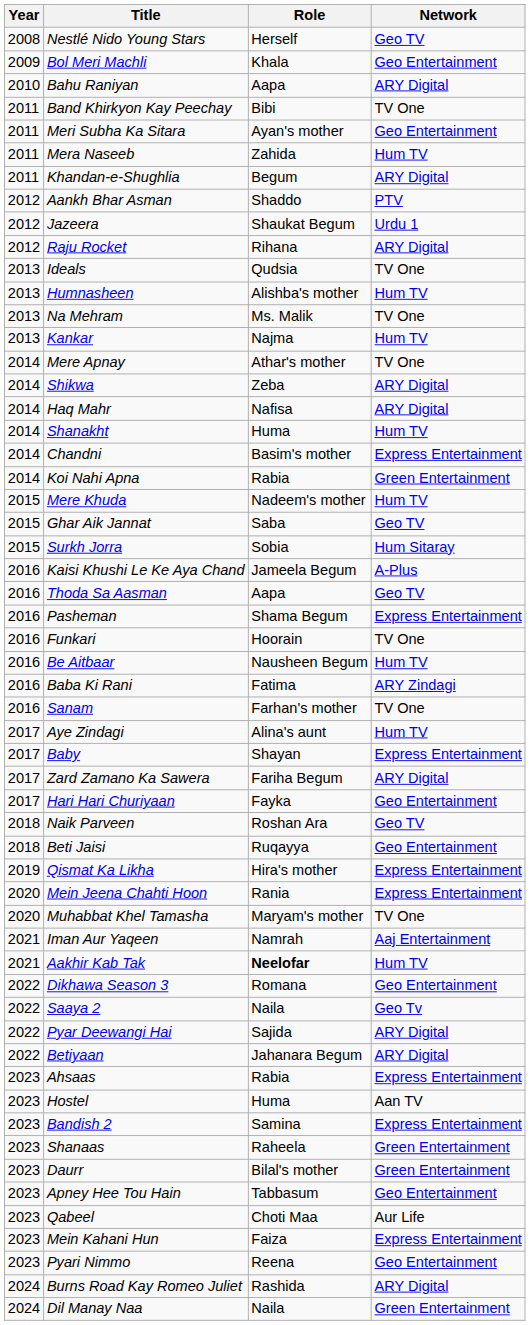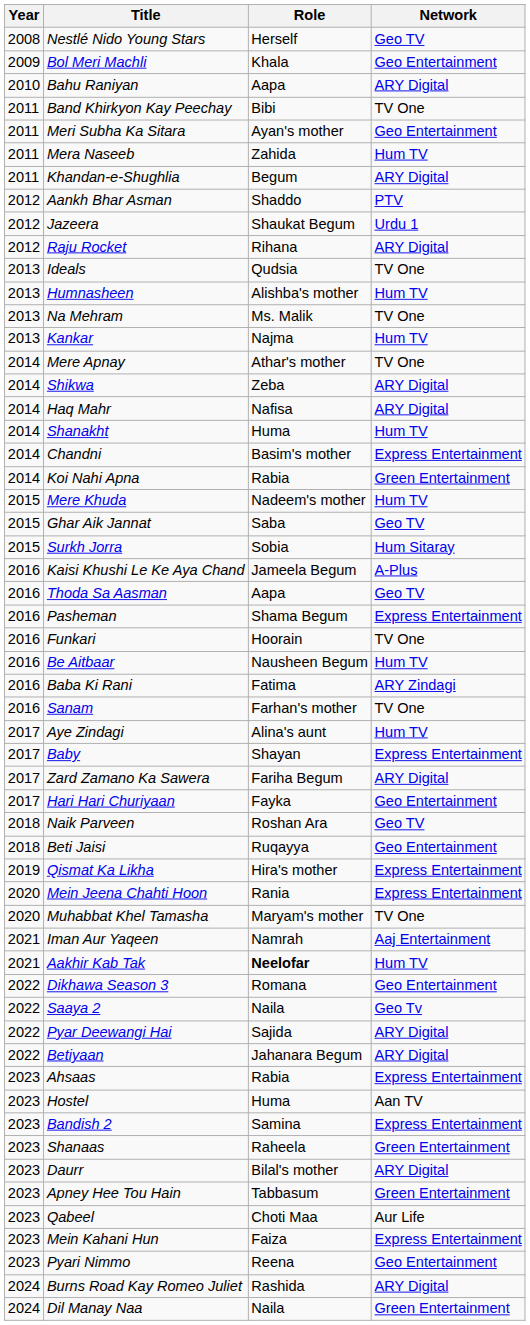(442, 1170) Green Entertainment -> (412, 1170) ARY Digital
(436, 1193) Geo Entertainment -> (442, 1193) Green Entertainment
